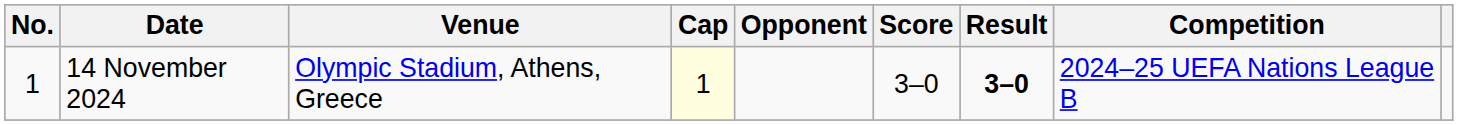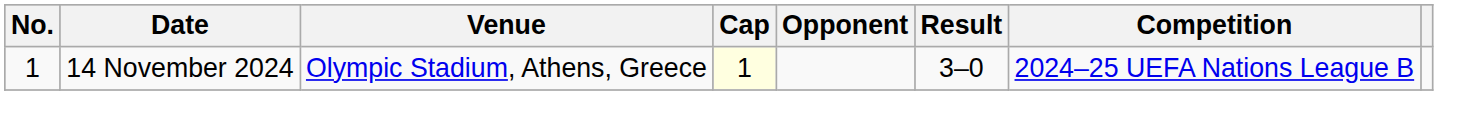- column: (916, 25)
(1007, 83) bold -> (961, 68) normal
